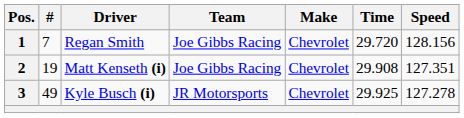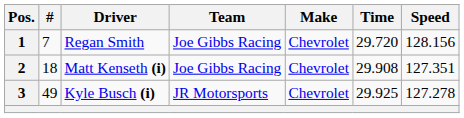(50, 67) 19 -> (50, 67) 18
